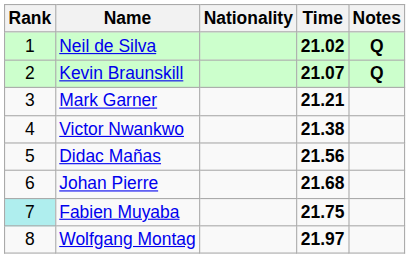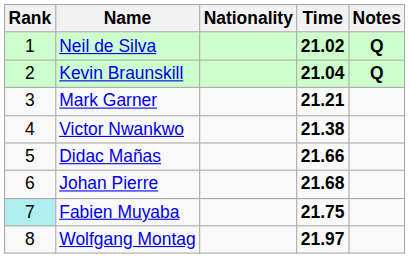(323, 73) 21.07 -> (323, 73) 21.04
(323, 156) 21.56 -> (323, 156) 21.66
